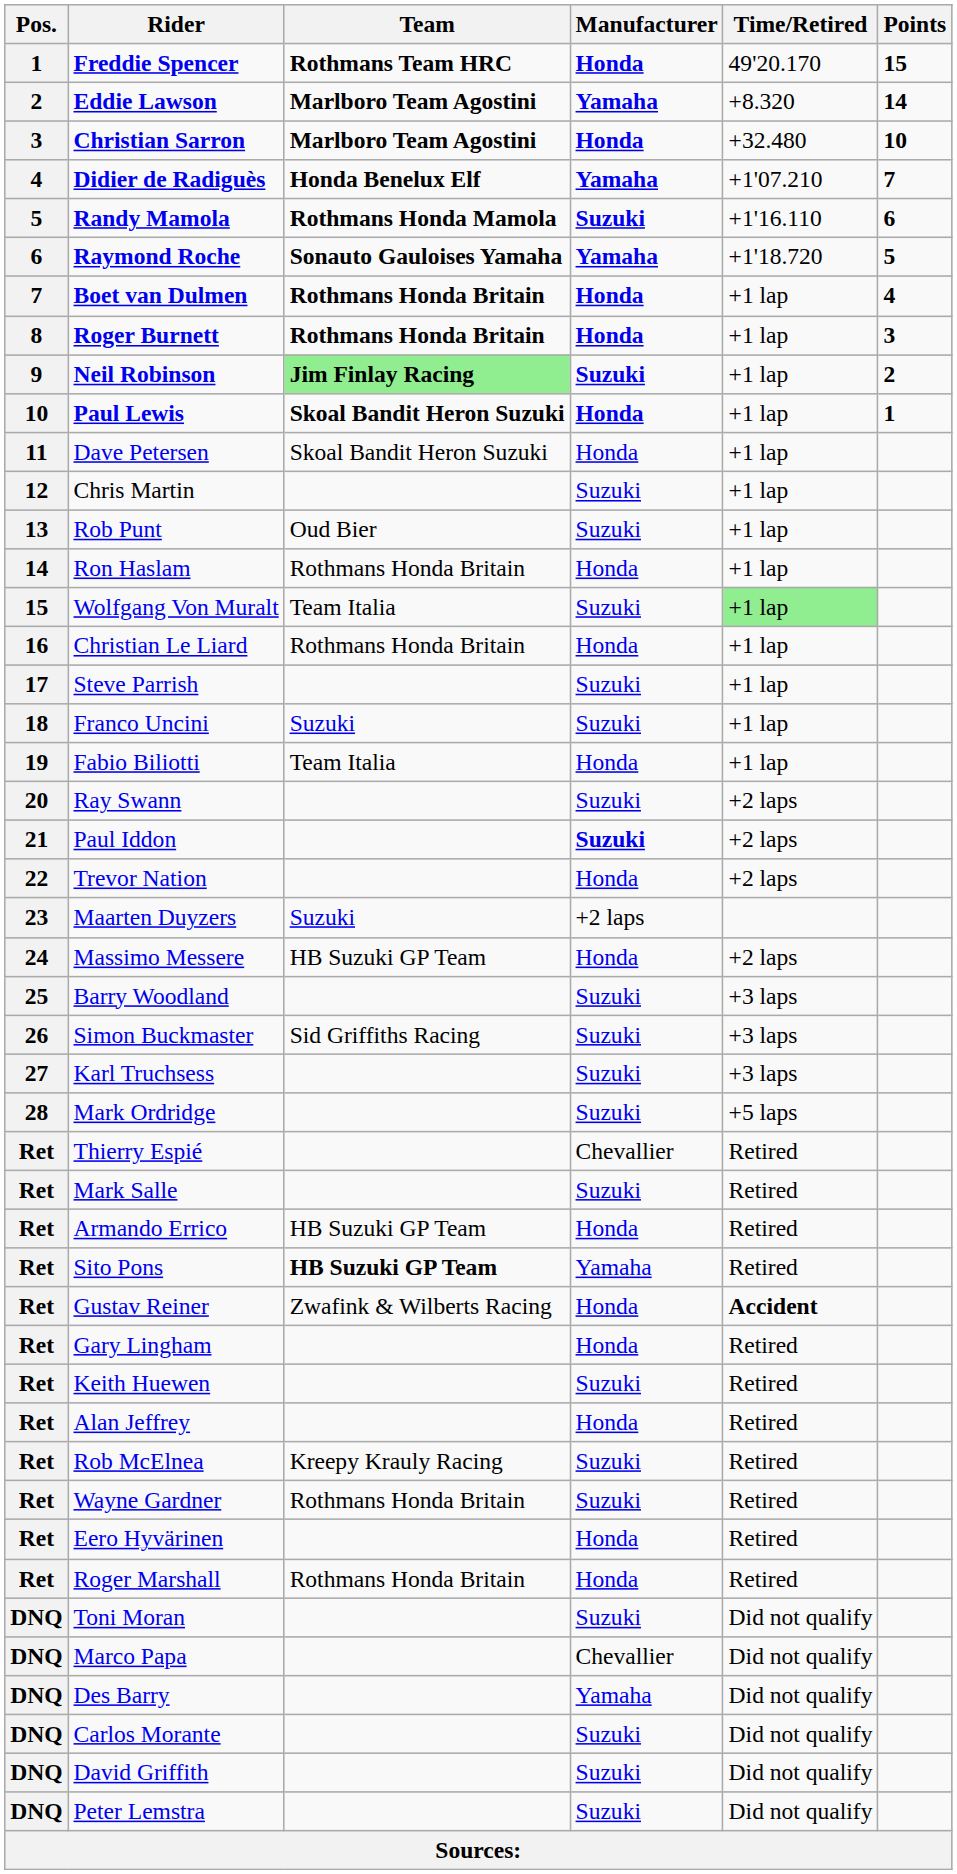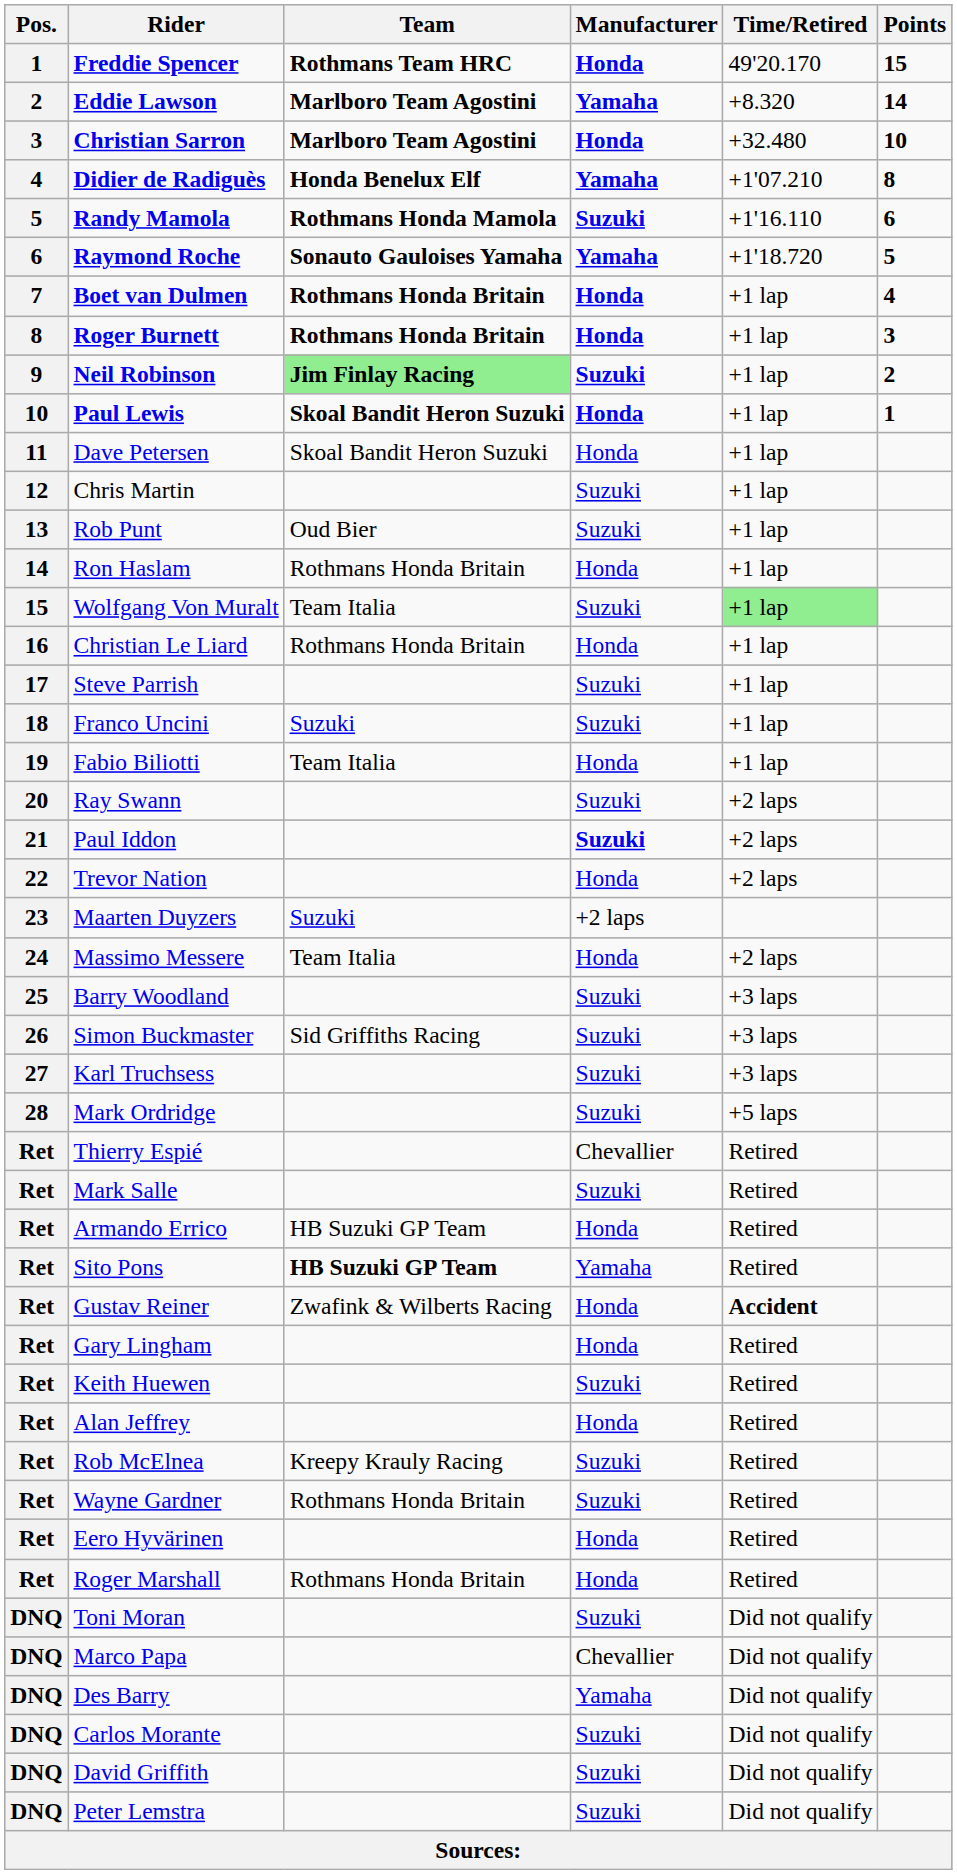(889, 179) 7 -> (889, 179) 8
(388, 956) HB Suzuki GP Team -> (343, 956) Team Italia
